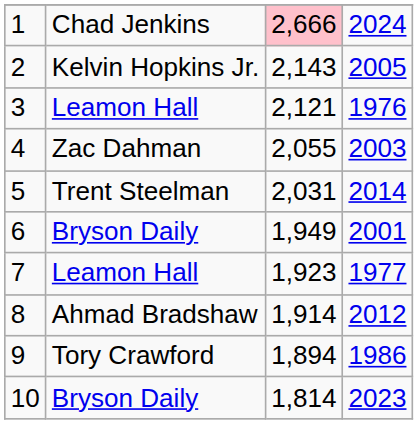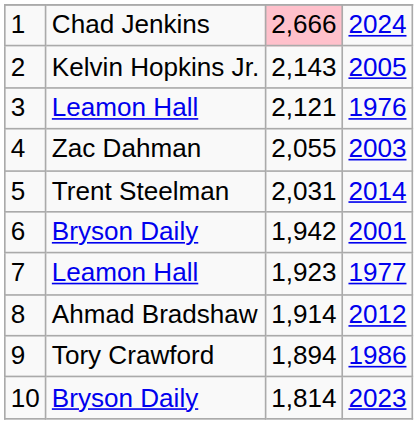(304, 231) 1,949 -> (304, 231) 1,942
